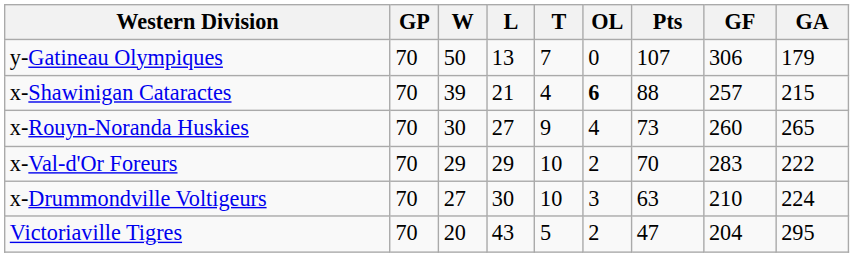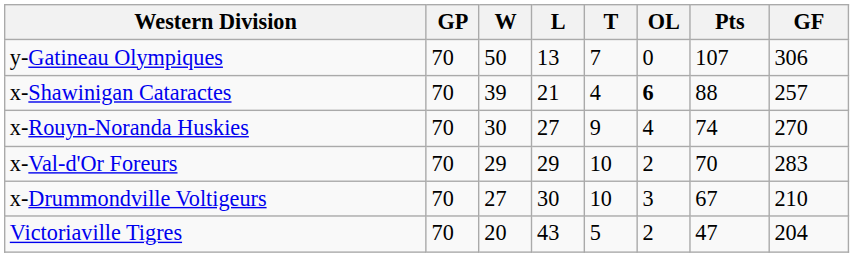- column: (812, 22)
(648, 127) 73 -> (706, 127) 74
(726, 127) 260 -> (791, 127) 270
(648, 198) 63 -> (706, 198) 67
